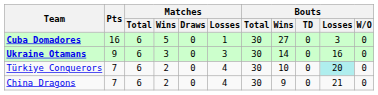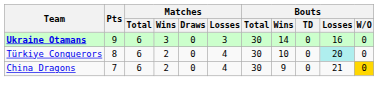- row: (44, 40)
(114, 68) 7 -> (114, 54) 8
(364, 83) no background -> (364, 68) gold background
